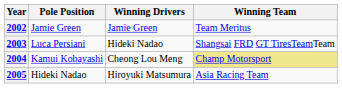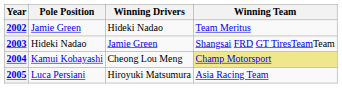(132, 28) Jamie Green -> (135, 28) Hideki Nadao
(58, 43) Luca Persiani -> (59, 43) Hideki Nadao
(135, 43) Hideki Nadao -> (132, 43) Jamie Green
(59, 75) Hideki Nadao -> (58, 75) Luca Persiani
